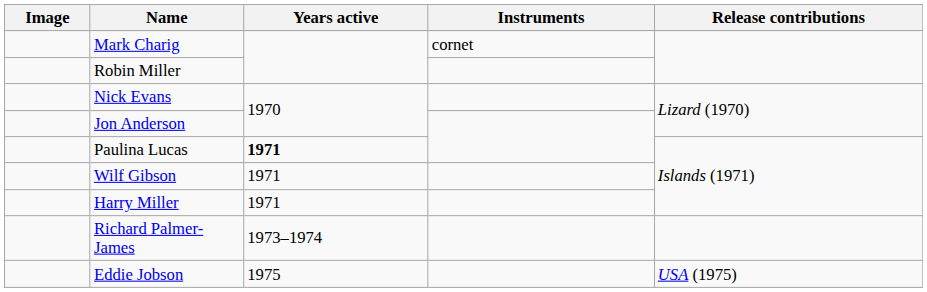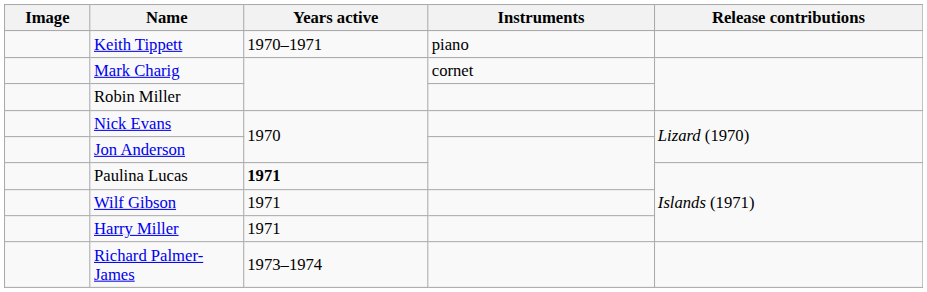+ row: (138, 44)
- row: (139, 273)
